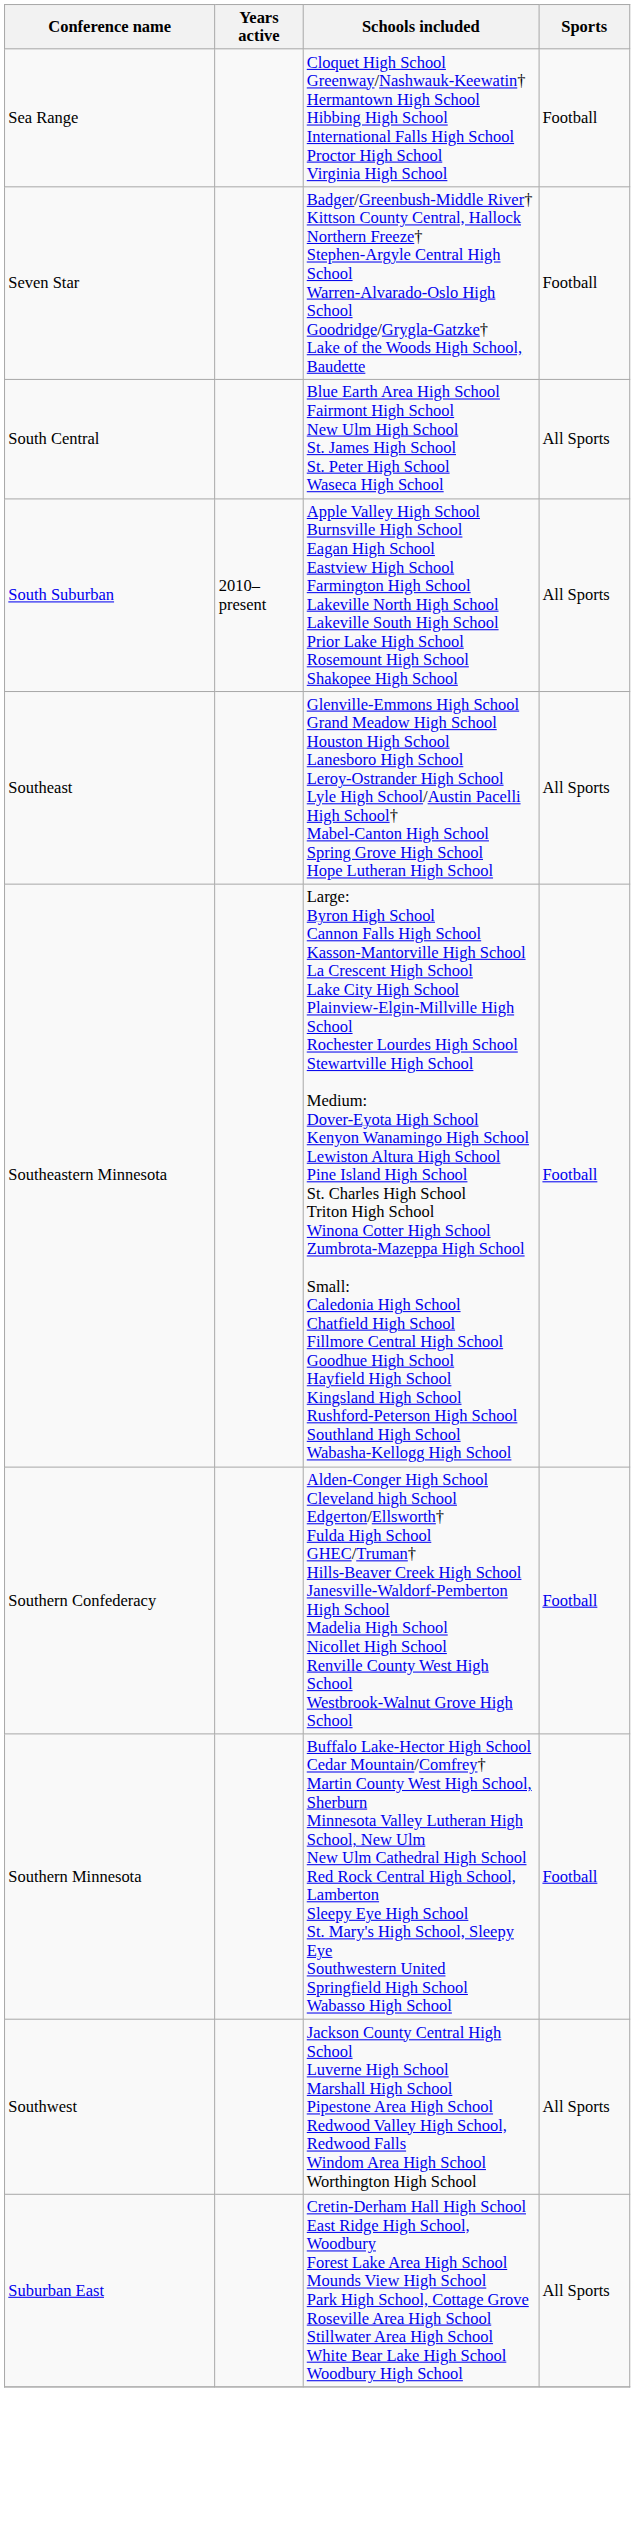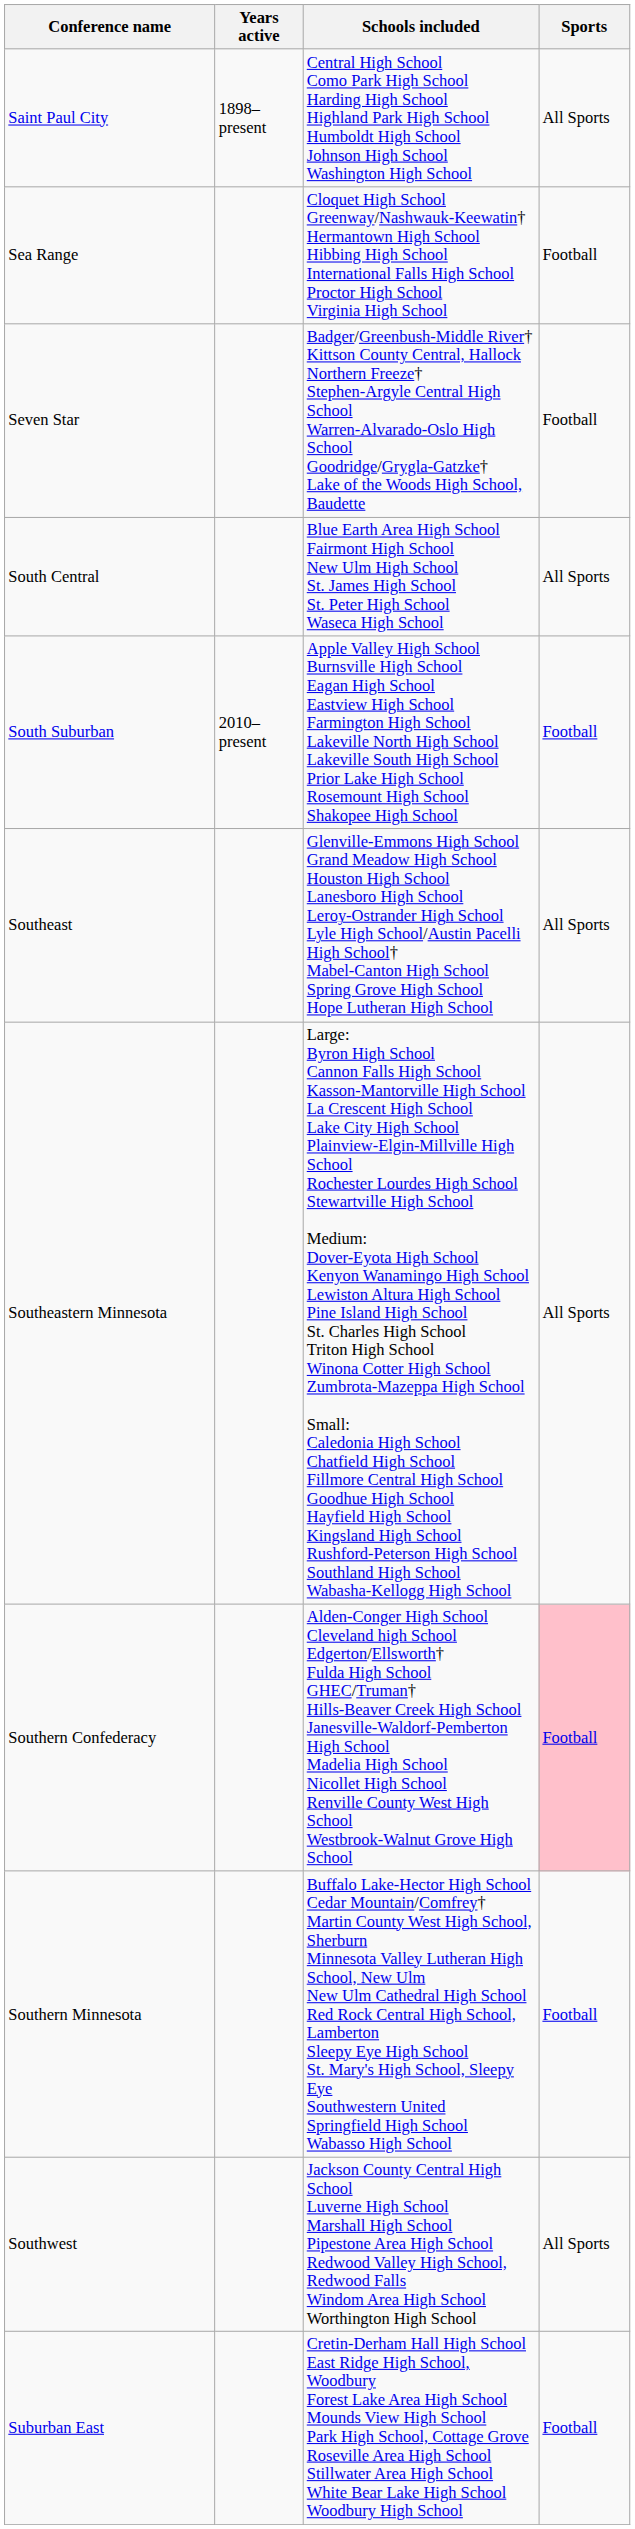+ row: (58, 117)
(576, 594) All Sports -> (570, 732) Football
(570, 1175) Football -> (576, 1312) All Sports
(570, 1600) no background -> (570, 1737) pink background
(576, 2290) All Sports -> (570, 2427) Football
